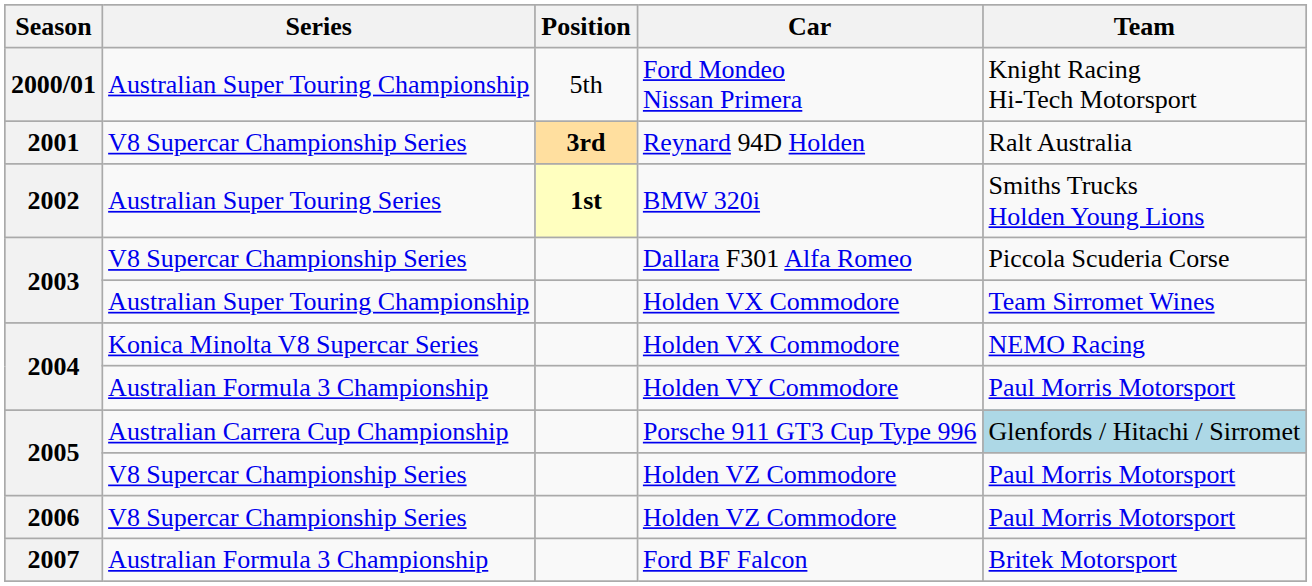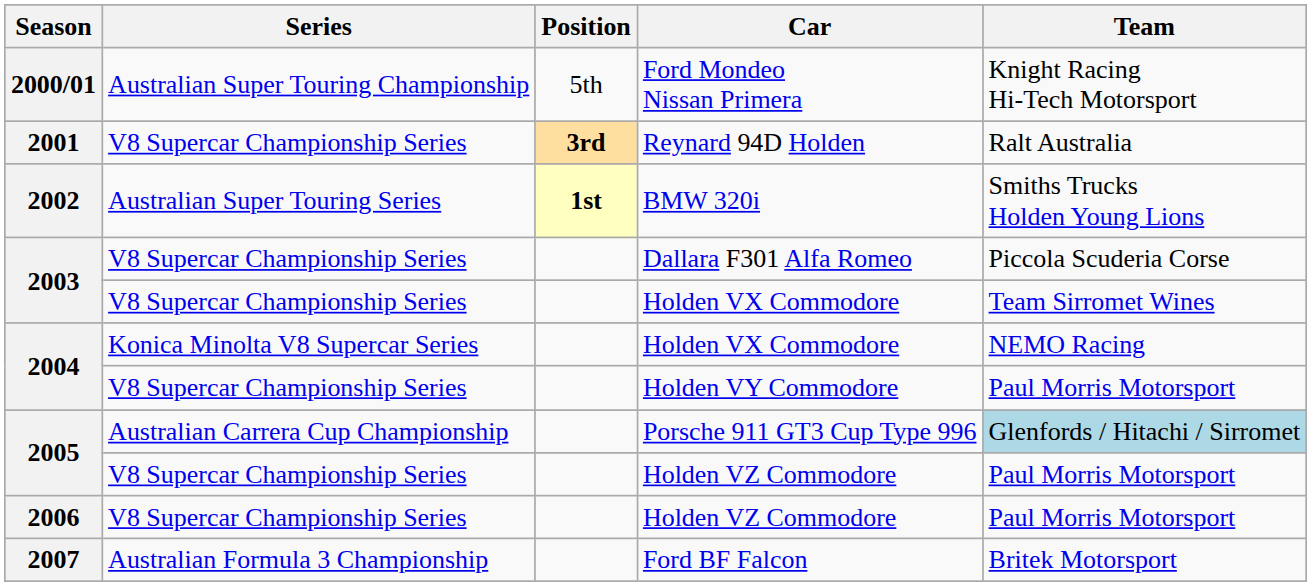(319, 301) Australian Super Touring Championship -> (287, 301) V8 Supercar Championship Series
(298, 387) Australian Formula 3 Championship -> (287, 387) V8 Supercar Championship Series
